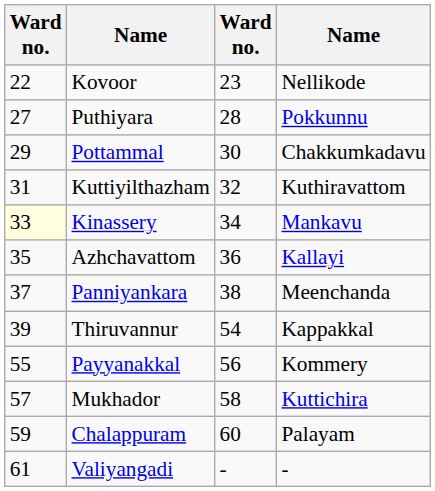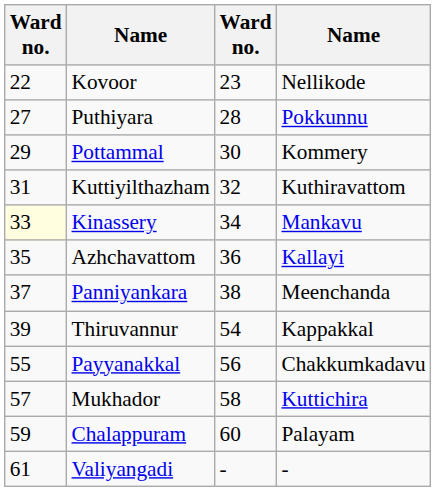(354, 152) Chakkumkadavu -> (325, 152) Kommery
(325, 363) Kommery -> (354, 363) Chakkumkadavu
